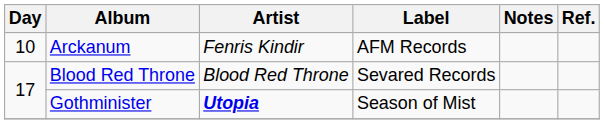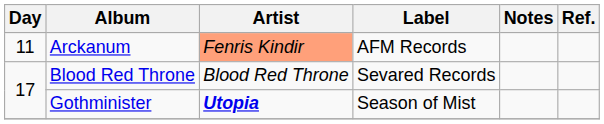(25, 47) 10 -> (25, 47) 11
(254, 47) no background -> (254, 47) lightsalmon background
